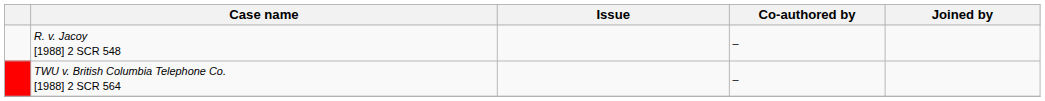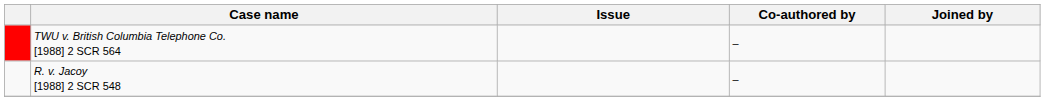rows swapped: (130, 79) <-> (77, 43)
